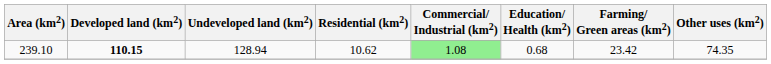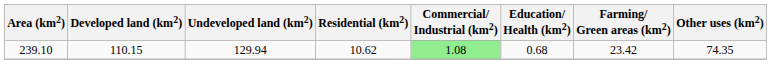(126, 49) bold -> (126, 49) normal
(250, 49) 128.94 -> (250, 49) 129.94
